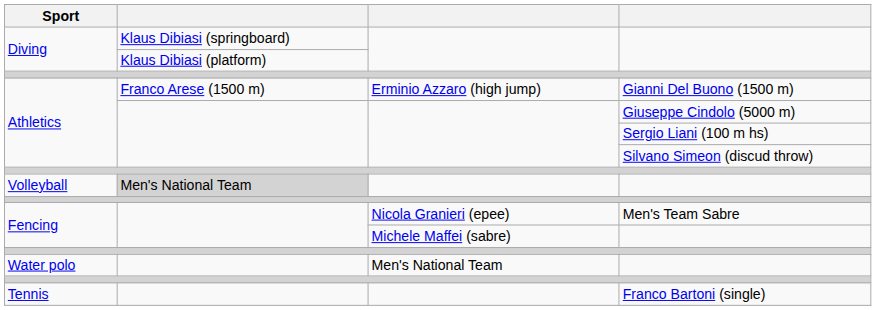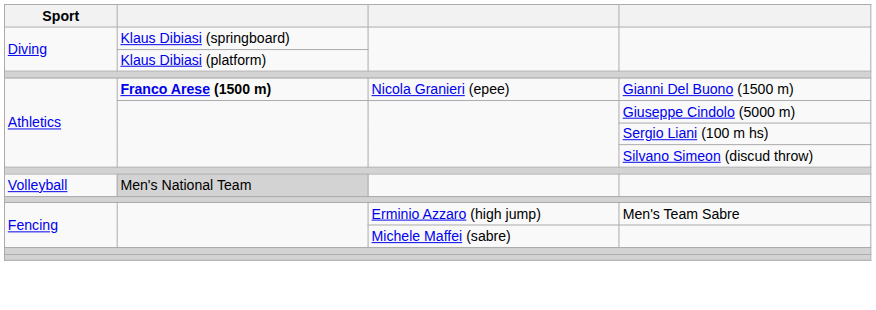(193, 90) normal -> (196, 90) bold
(456, 90) Erminio Azzaro (high jump) -> (441, 90) Nicola Granieri (epee)
(441, 214) Nicola Granieri (epee) -> (456, 214) Erminio Azzaro (high jump)
- row: (42, 265)
- row: (28, 294)
